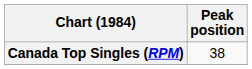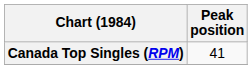(217, 53) 38 -> (217, 53) 41
